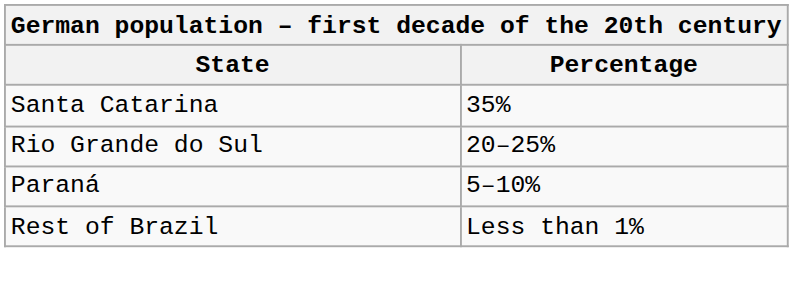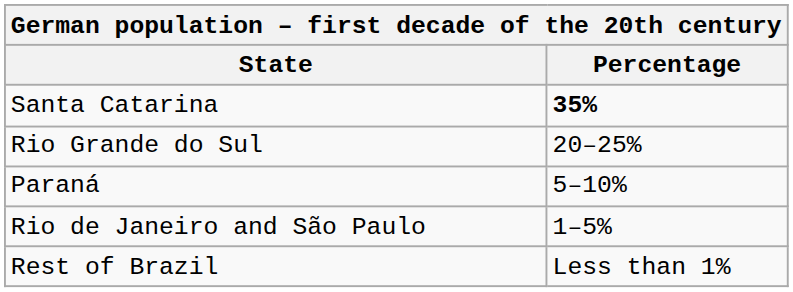(488, 106) normal -> (575, 106) bold
+ row: (218, 226)
